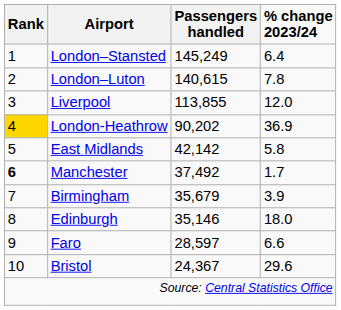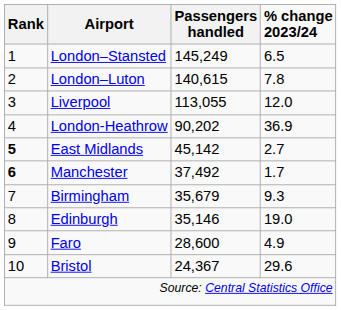(274, 56) 6.4 -> (274, 56) 6.5
(201, 102) 113,855 -> (201, 102) 113,055
(12, 126) gold background -> (12, 126) no background
(12, 149) normal -> (12, 149) bold
(197, 149) 42,142 -> (197, 149) 45,142
(274, 149) 5.8 -> (274, 149) 2.7
(274, 196) 3.9 -> (274, 196) 9.3
(278, 219) 18.0 -> (278, 219) 19.0
(197, 242) 28,597 -> (197, 242) 28,600
(274, 242) 6.6 -> (274, 242) 4.9
